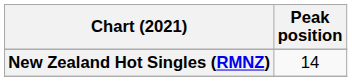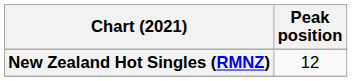(310, 62) 14 -> (310, 62) 12
